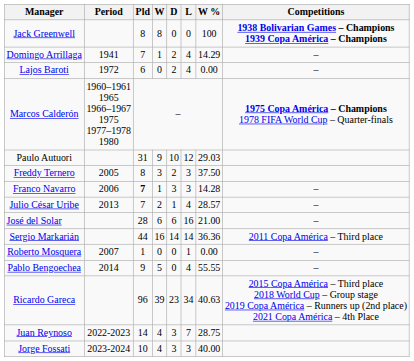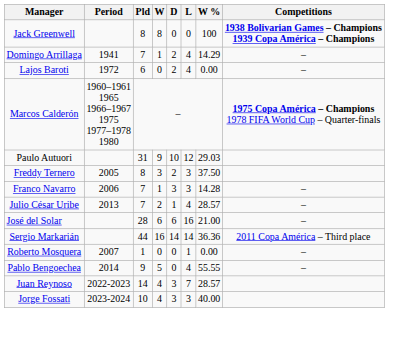(143, 189) bold -> (143, 189) normal
- row: (44, 300)
(209, 333) 28.75 -> (209, 283) 28.57
